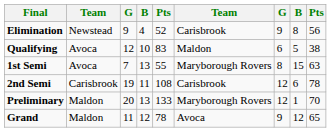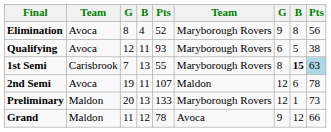(91, 30) Newstead -> (83, 30) Avoca
(126, 30) 9 -> (126, 30) 8
(201, 30) Carisbrook -> (224, 30) Maryborough Rovers
(145, 48) 10 -> (144, 48) 11
(161, 48) 83 -> (161, 48) 93
(194, 48) Maldon -> (224, 48) Maryborough Rovers
(83, 65) Avoca -> (93, 65) Carisbrook
(298, 65) normal -> (298, 65) bold
(314, 65) no background -> (314, 65) lightblue background
(93, 83) Carisbrook -> (83, 83) Avoca
(163, 83) 108 -> (163, 83) 107
(201, 83) Carisbrook -> (194, 83) Maldon
(314, 100) 70 -> (314, 100) 73
(314, 118) 65 -> (314, 118) 66
